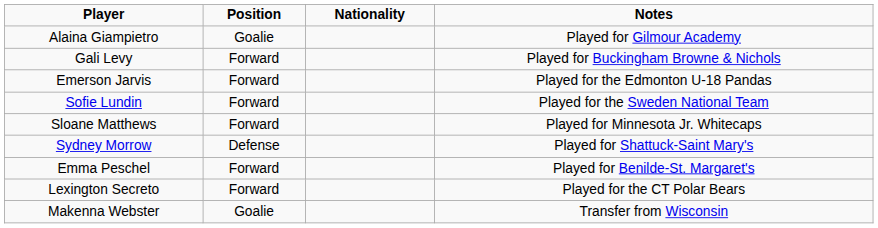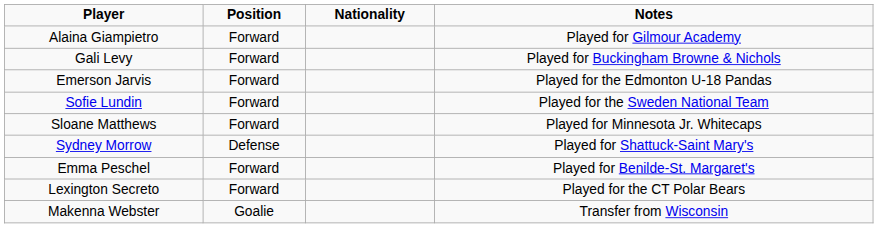(254, 37) Goalie -> (254, 37) Forward
